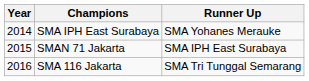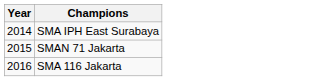- column: (233, 13)
